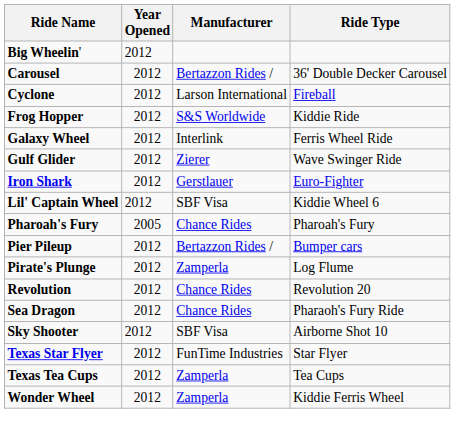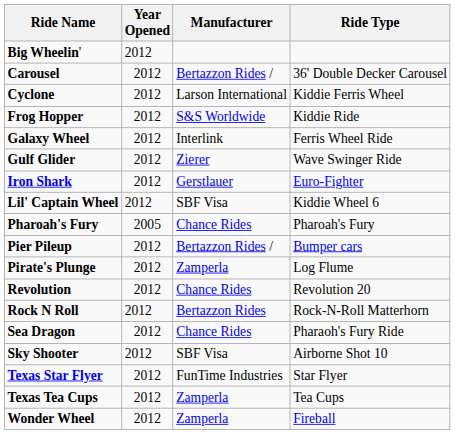(314, 95) Fireball -> (349, 95) Kiddie Ferris Wheel
+ row: (43, 310)
(349, 397) Kiddie Ferris Wheel -> (314, 418) Fireball
